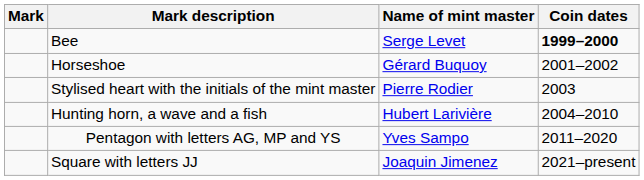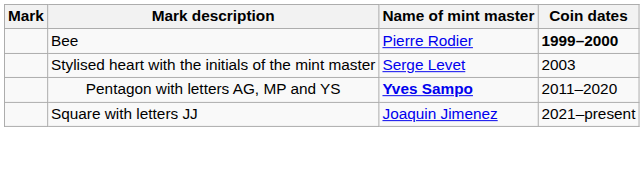(424, 41) Serge Levet -> (428, 41) Pierre Rodier
- row: (88, 65)
(428, 89) Pierre Rodier -> (424, 65) Serge Levet
- row: (159, 114)
(426, 138) normal -> (428, 89) bold
